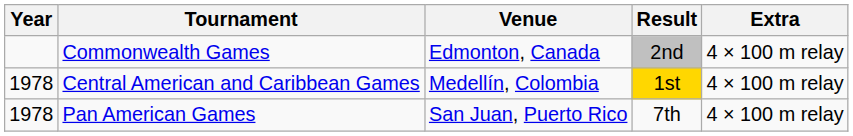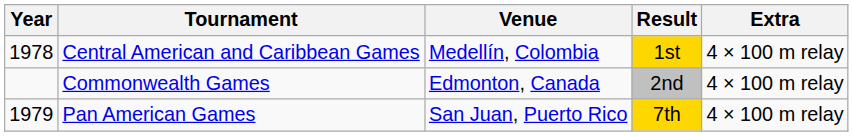rows swapped: (241, 83) <-> (166, 51)
(31, 114) 1978 -> (31, 114) 1979
(667, 114) no background -> (667, 114) gold background
